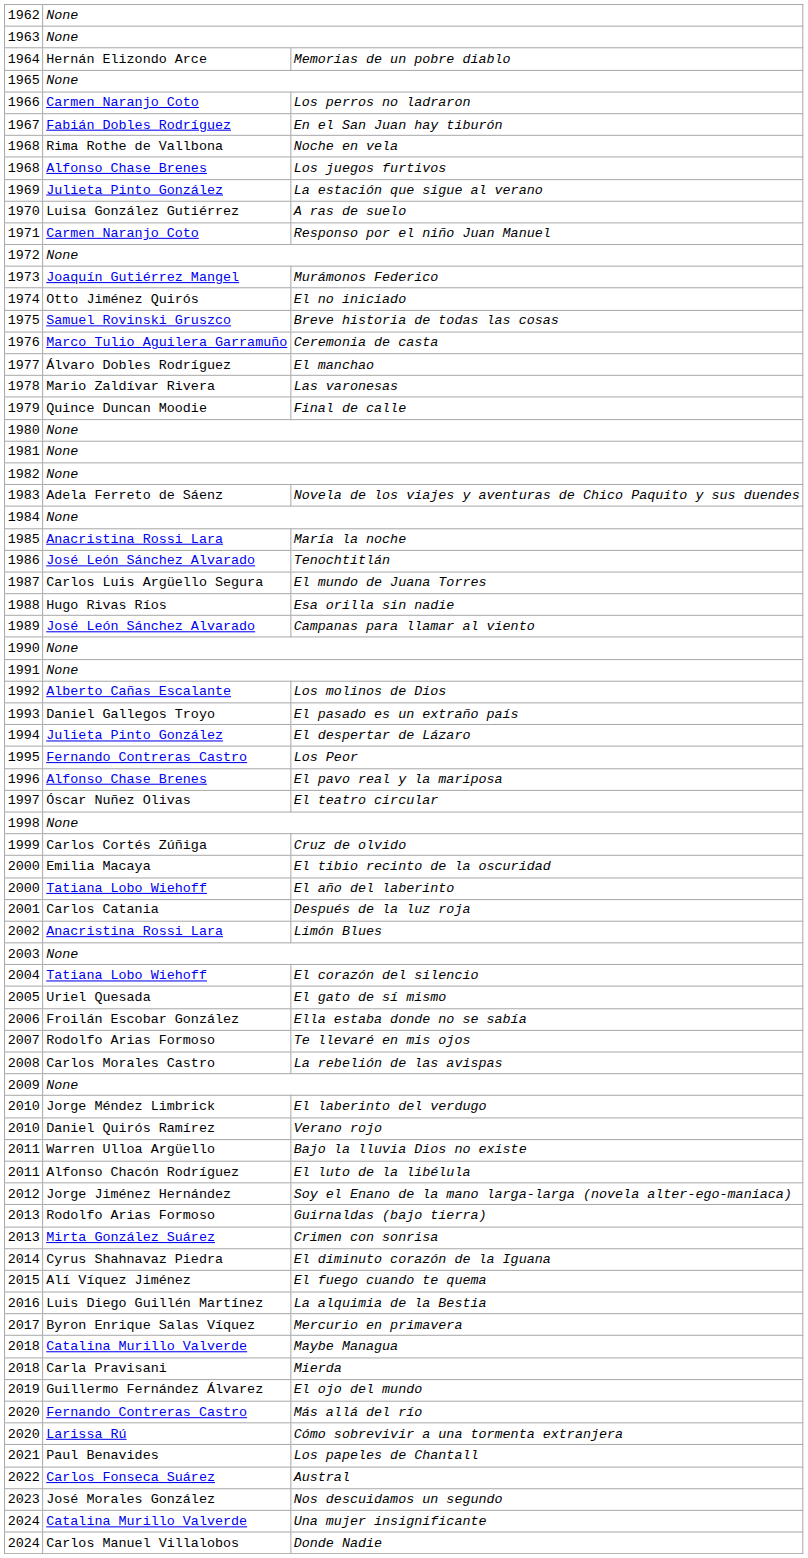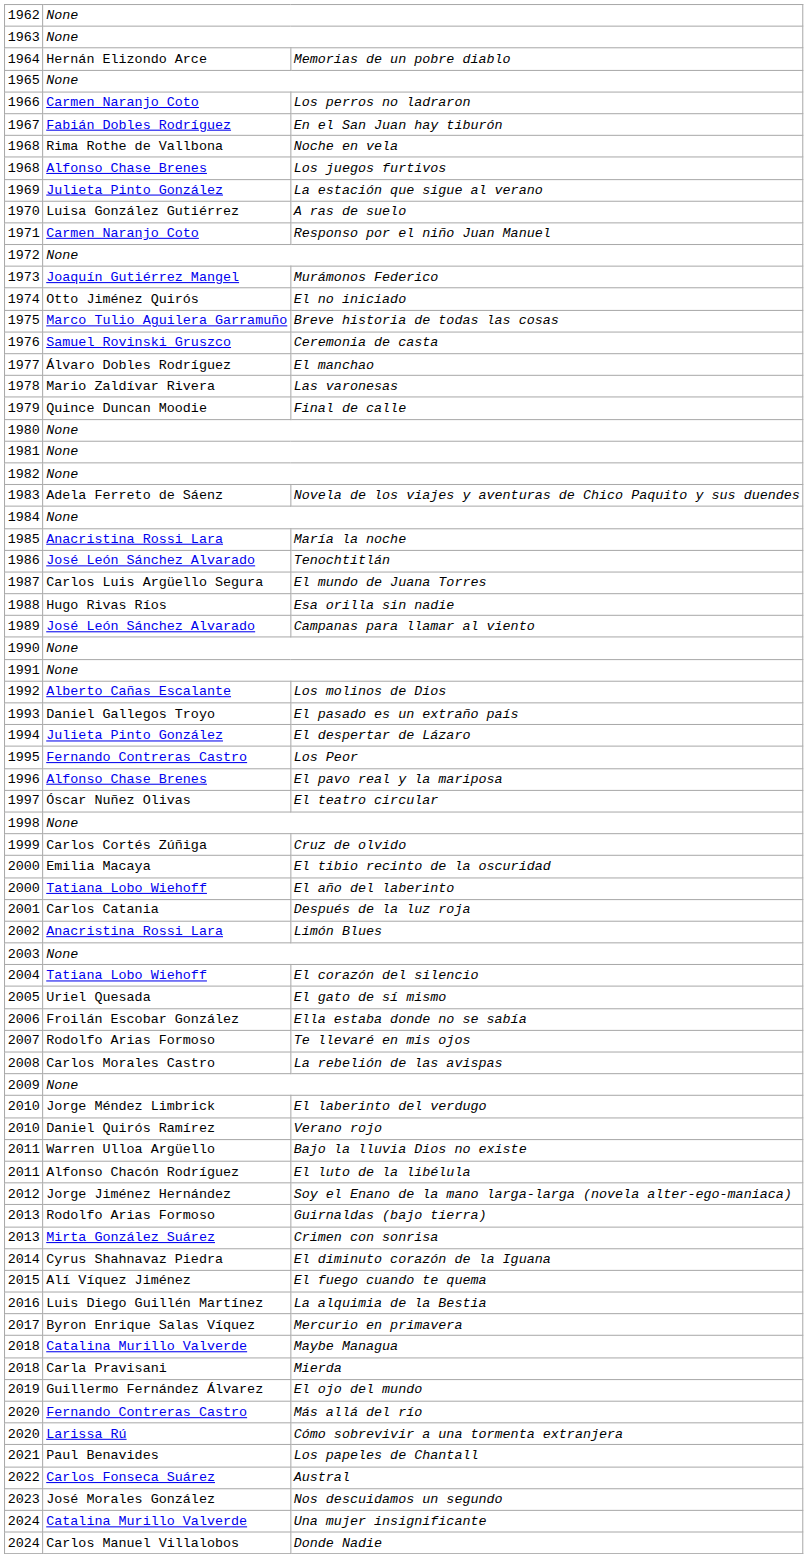(139, 321) Samuel Rovinski Gruszco -> (167, 321) Marco Tulio Aguilera Garramuño
(167, 343) Marco Tulio Aguilera Garramuño -> (139, 343) Samuel Rovinski Gruszco
